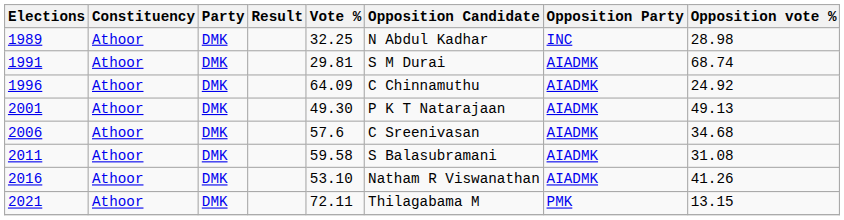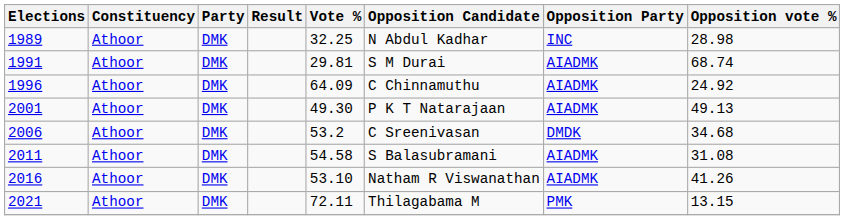(327, 133) 57.6 -> (327, 133) 53.2
(572, 133) AIADMK -> (564, 133) DMDK
(331, 156) 59.58 -> (331, 156) 54.58
